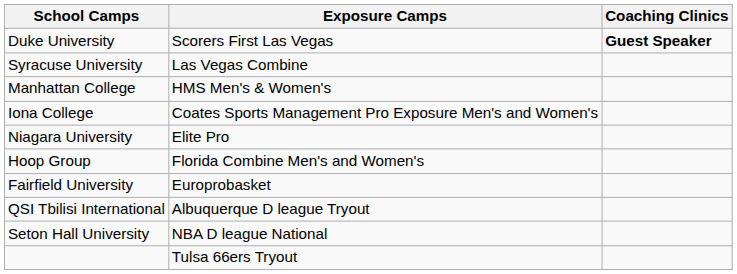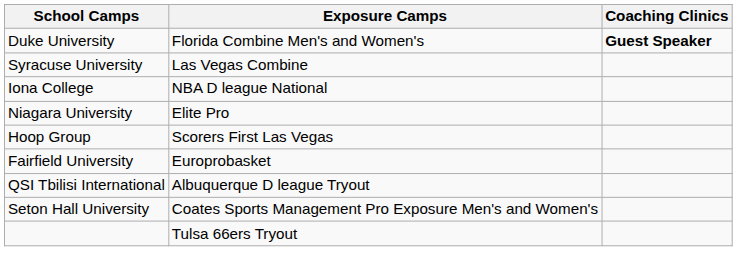(253, 40) Scorers First Las Vegas -> (298, 40) Florida Combine Men's and Women's
- row: (72, 88)
(385, 112) Coates Sports Management Pro Exposure Men's and Women's -> (250, 88) NBA D league National
(298, 161) Florida Combine Men's and Women's -> (253, 137) Scorers First Las Vegas
(250, 233) NBA D league National -> (385, 209) Coates Sports Management Pro Exposure Men's and Women's
